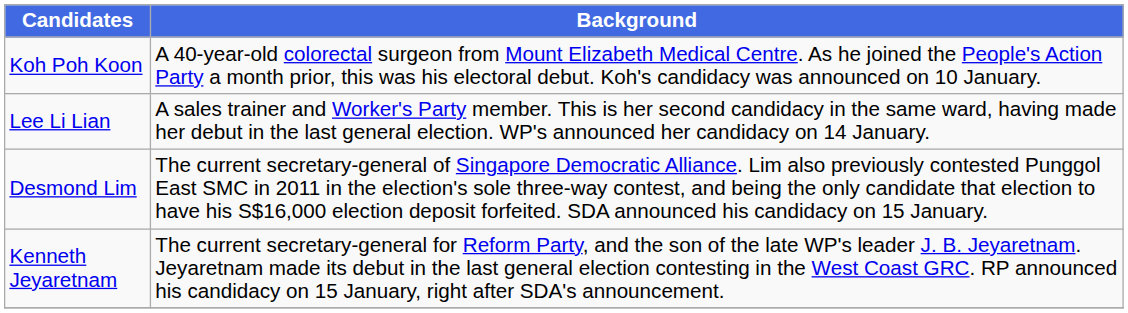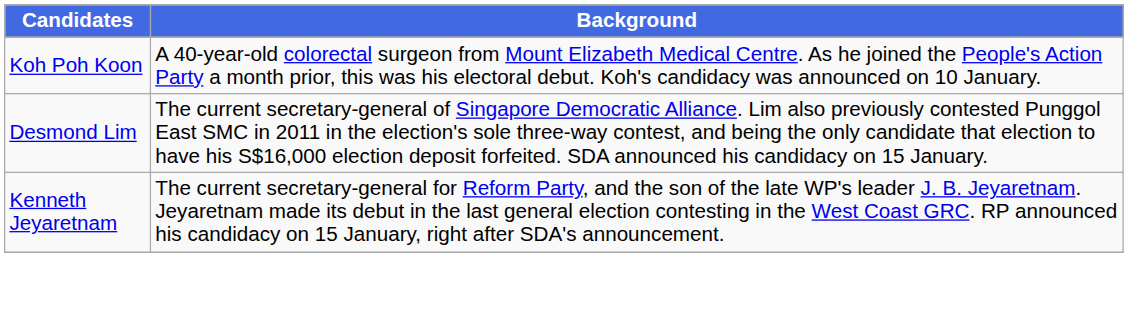- row: (60, 121)
